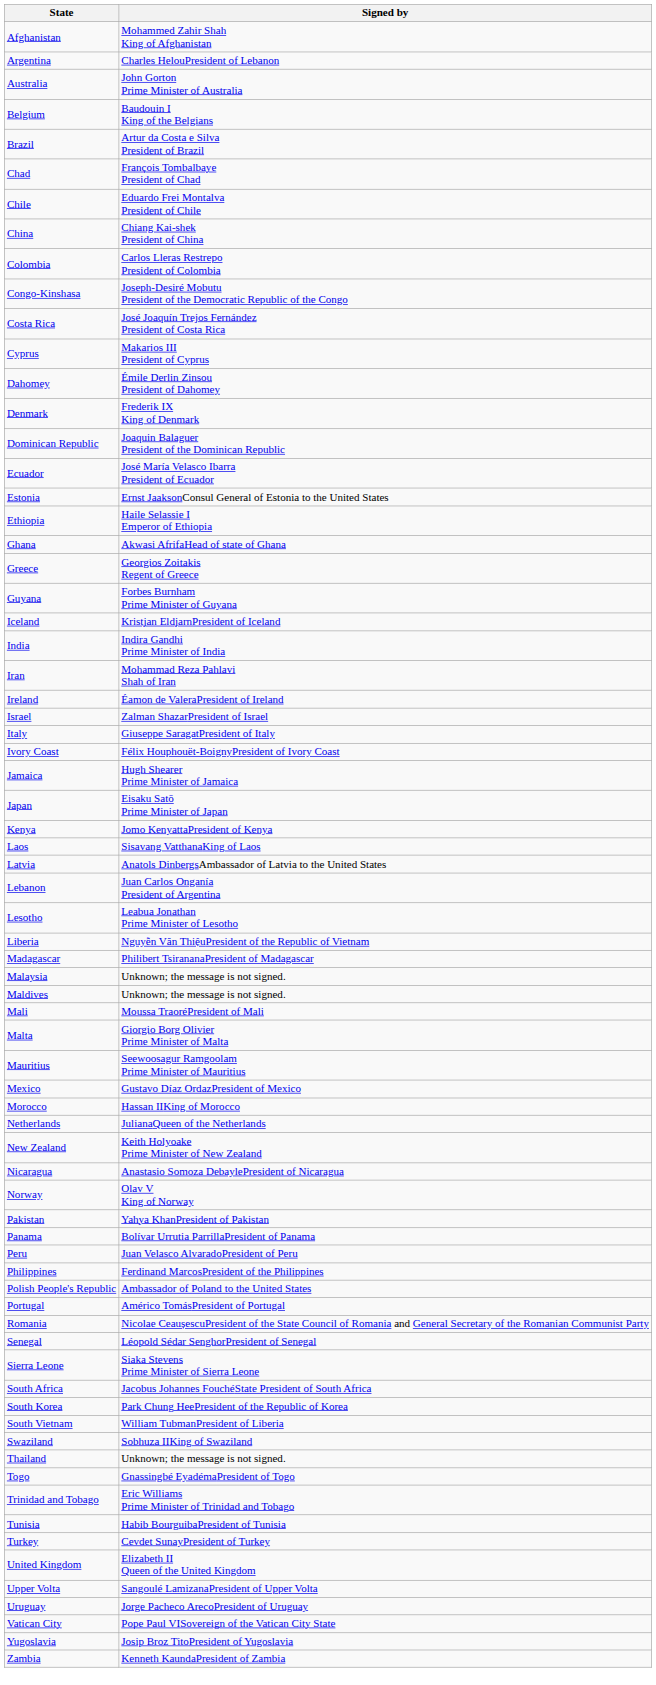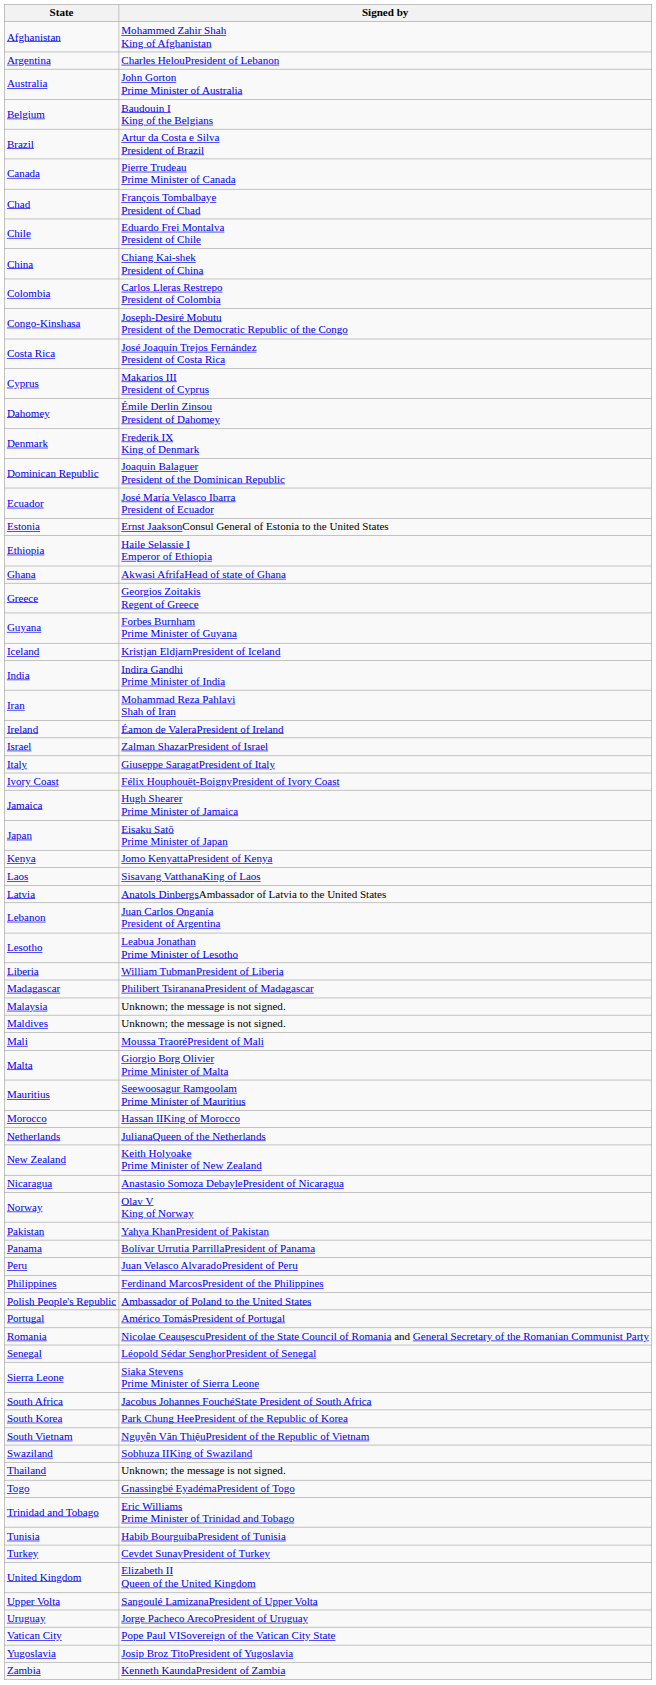+ row: (23, 174)
(245, 941) Nguyễn Văn ThiệuPresident of the Republic of Vietnam -> (202, 971) William TubmanPresident of Liberia
- row: (24, 1089)
(202, 1423) William TubmanPresident of Liberia -> (245, 1436) Nguyễn Văn ThiệuPresident of the Republic of Vietnam
